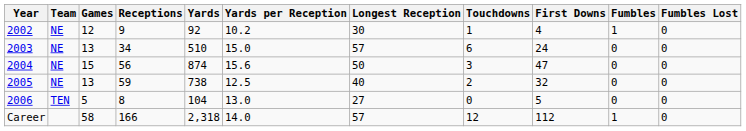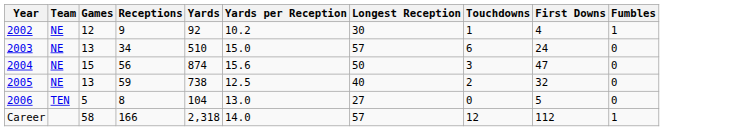- column: (700, 13)
